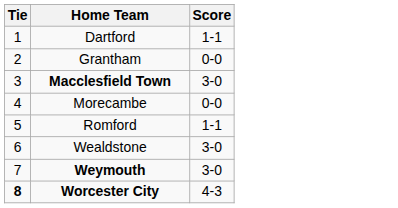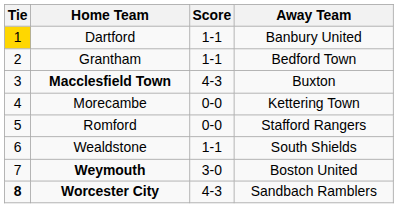+ column: (314, 15)
(18, 37) no background -> (18, 37) gold background
(212, 59) 0-0 -> (212, 59) 1-1
(212, 81) 3-0 -> (212, 81) 4-3
(212, 125) 1-1 -> (212, 125) 0-0
(212, 147) 3-0 -> (212, 147) 1-1
